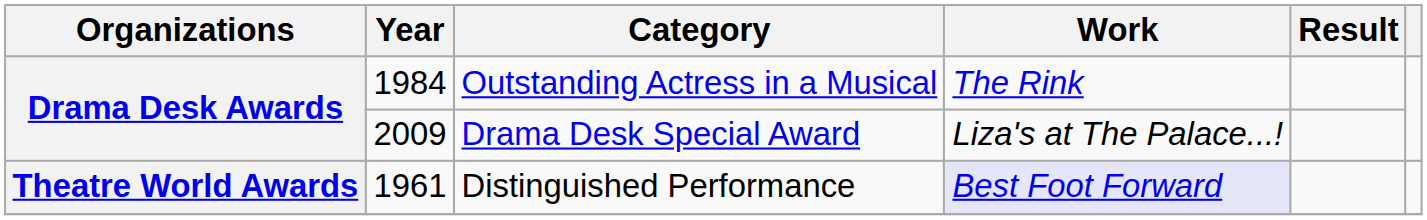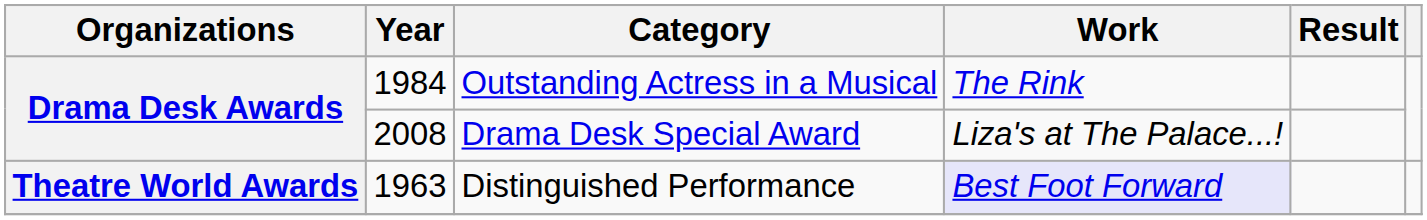(410, 134) 2009 -> (410, 134) 2008
(410, 186) 1961 -> (410, 186) 1963
